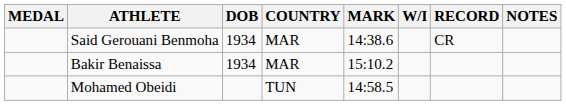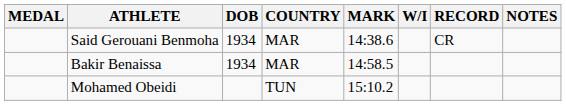(370, 64) 15:10.2 -> (370, 64) 14:58.5
(370, 87) 14:58.5 -> (370, 87) 15:10.2
